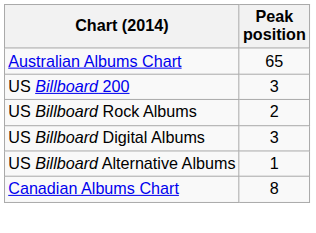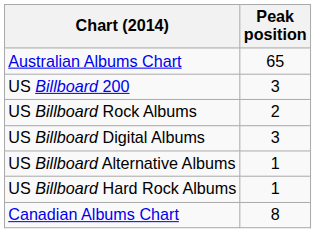+ row: (122, 189)
